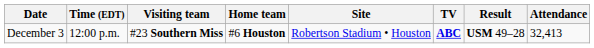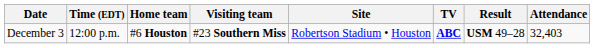columns swapped: (176, 14) <-> (257, 14)
(546, 33) 32,413 -> (546, 33) 32,403
